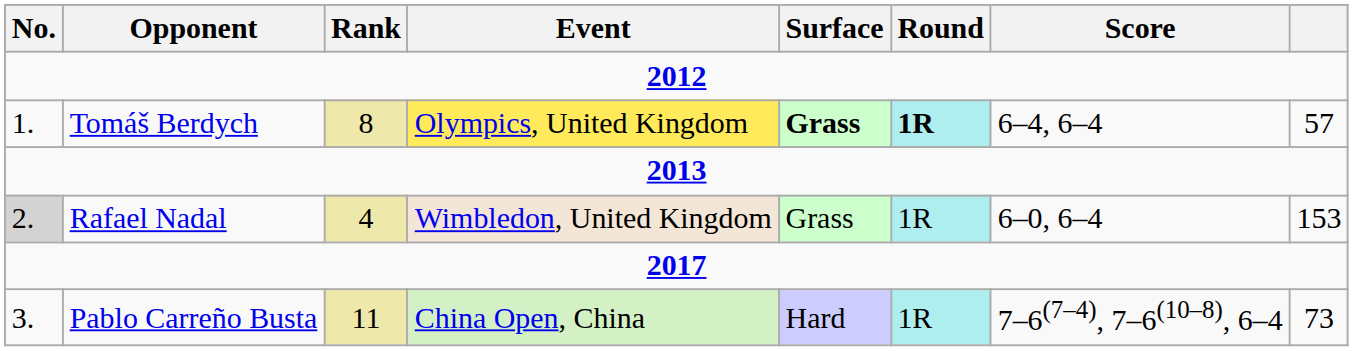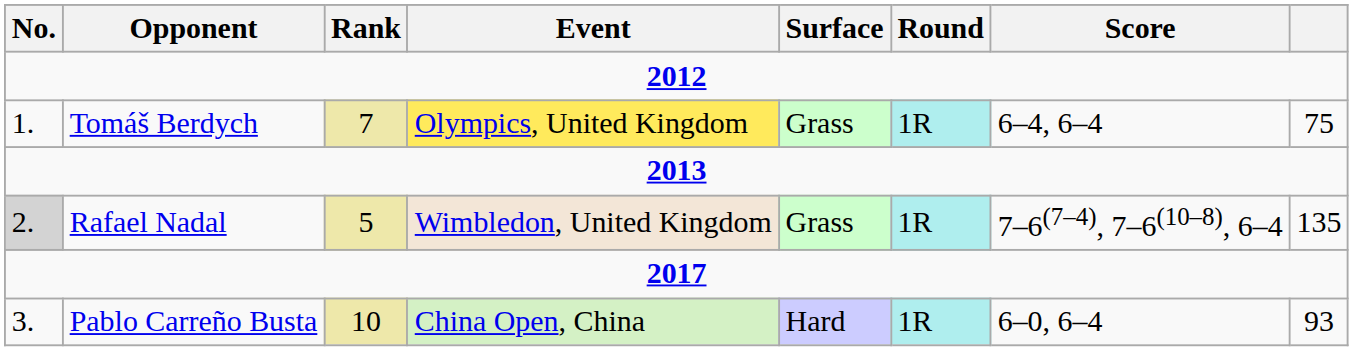(366, 123) 8 -> (366, 123) 7
(823, 123) bold -> (820, 123) normal
(916, 123) bold -> (915, 123) normal
(1319, 123) 57 -> (1319, 123) 75
(366, 218) 4 -> (366, 222) 5
(1050, 218) 6–0, 6–4 -> (1140, 222) 7–6(7–4), 7–6(10–8), 6–4
(1319, 218) 153 -> (1319, 222) 135
(366, 316) 11 -> (366, 321) 10
(1140, 316) 7–6(7–4), 7–6(10–8), 6–4 -> (1050, 321) 6–0, 6–4
(1319, 316) 73 -> (1319, 321) 93
